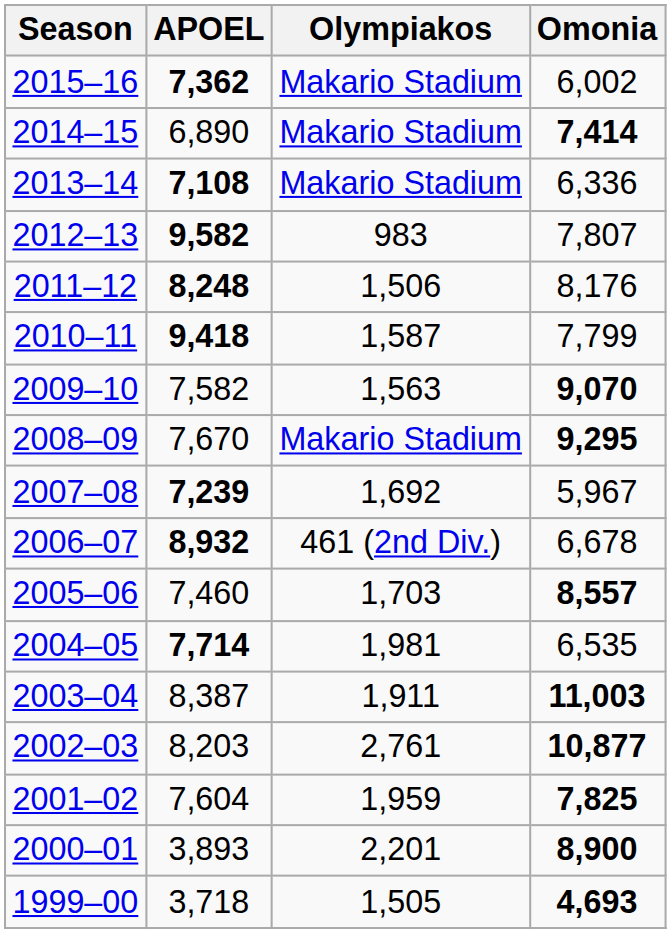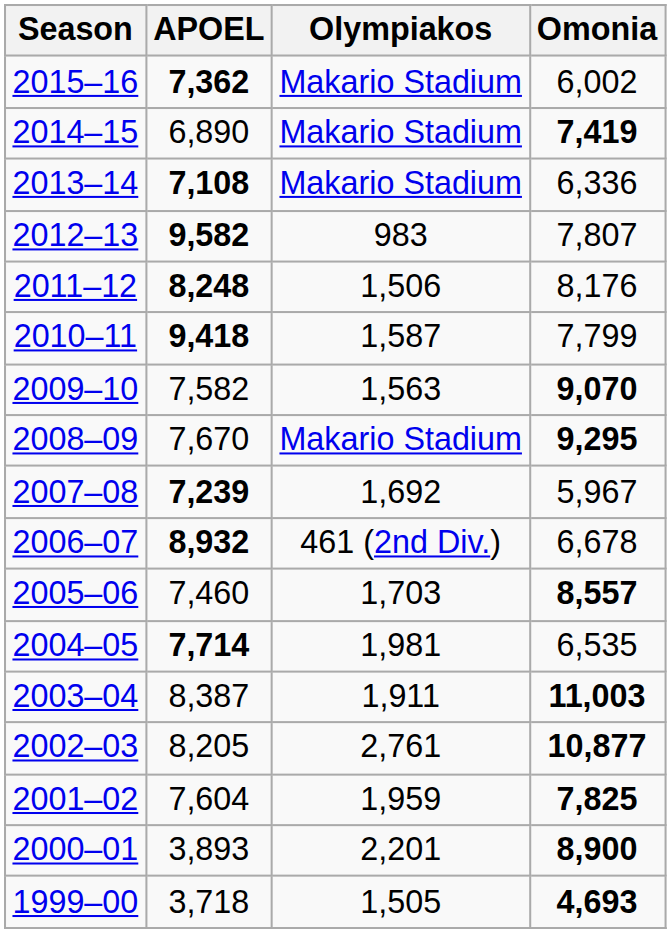(597, 132) 7,414 -> (597, 132) 7,419
(209, 747) 8,203 -> (209, 747) 8,205
